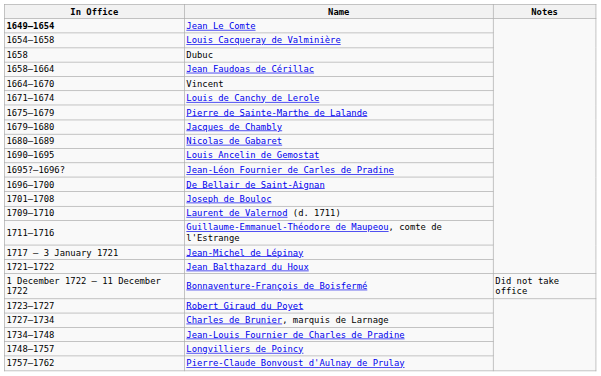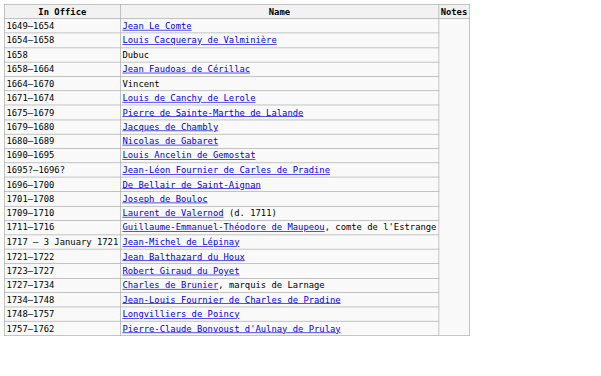(30, 26) bold -> (30, 26) normal
- row: (277, 286)
